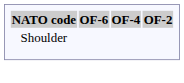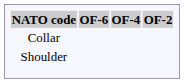+ row: (44, 38)
